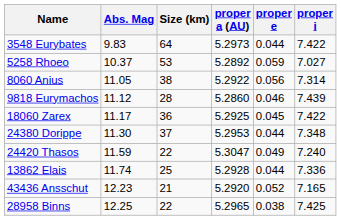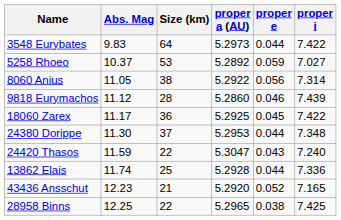(270, 152) 0.049 -> (270, 152) 0.043
